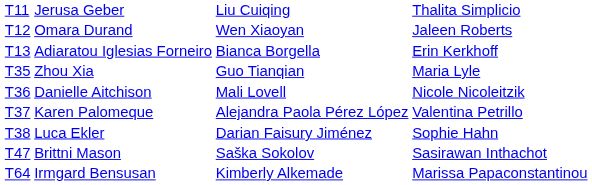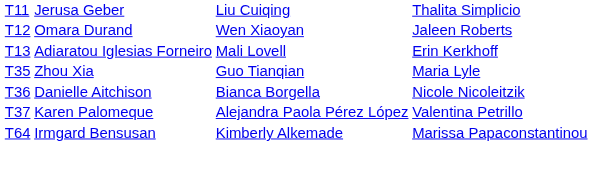(268, 51) Bianca Borgella -> (251, 51) Mali Lovell
(251, 92) Mali Lovell -> (268, 92) Bianca Borgella
- row: (69, 132)
- row: (78, 153)
